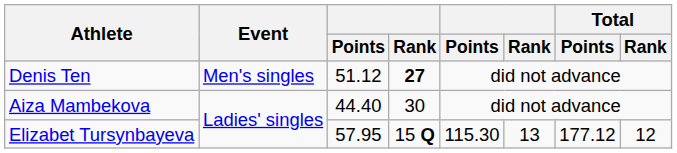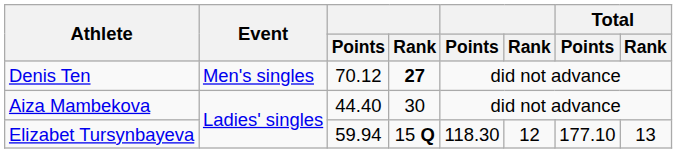(358, 76) 51.12 -> (358, 76) 70.12
(358, 134) 57.95 -> (358, 134) 59.94
(472, 134) 115.30 -> (472, 134) 118.30
(529, 134) 13 -> (529, 134) 12
(587, 134) 177.12 -> (587, 134) 177.10
(645, 134) 12 -> (645, 134) 13
